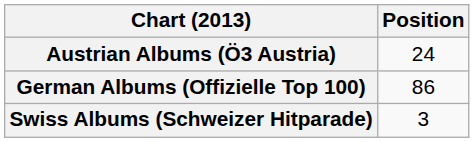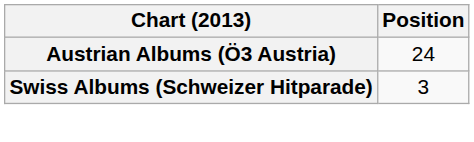- row: (191, 86)
